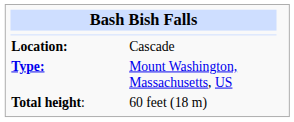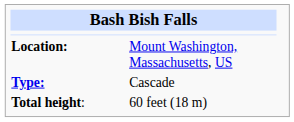(152, 46) Cascade -> (183, 54) Mount Washington, Massachusetts, US
(183, 74) Mount Washington, Massachusetts, US -> (152, 82) Cascade
